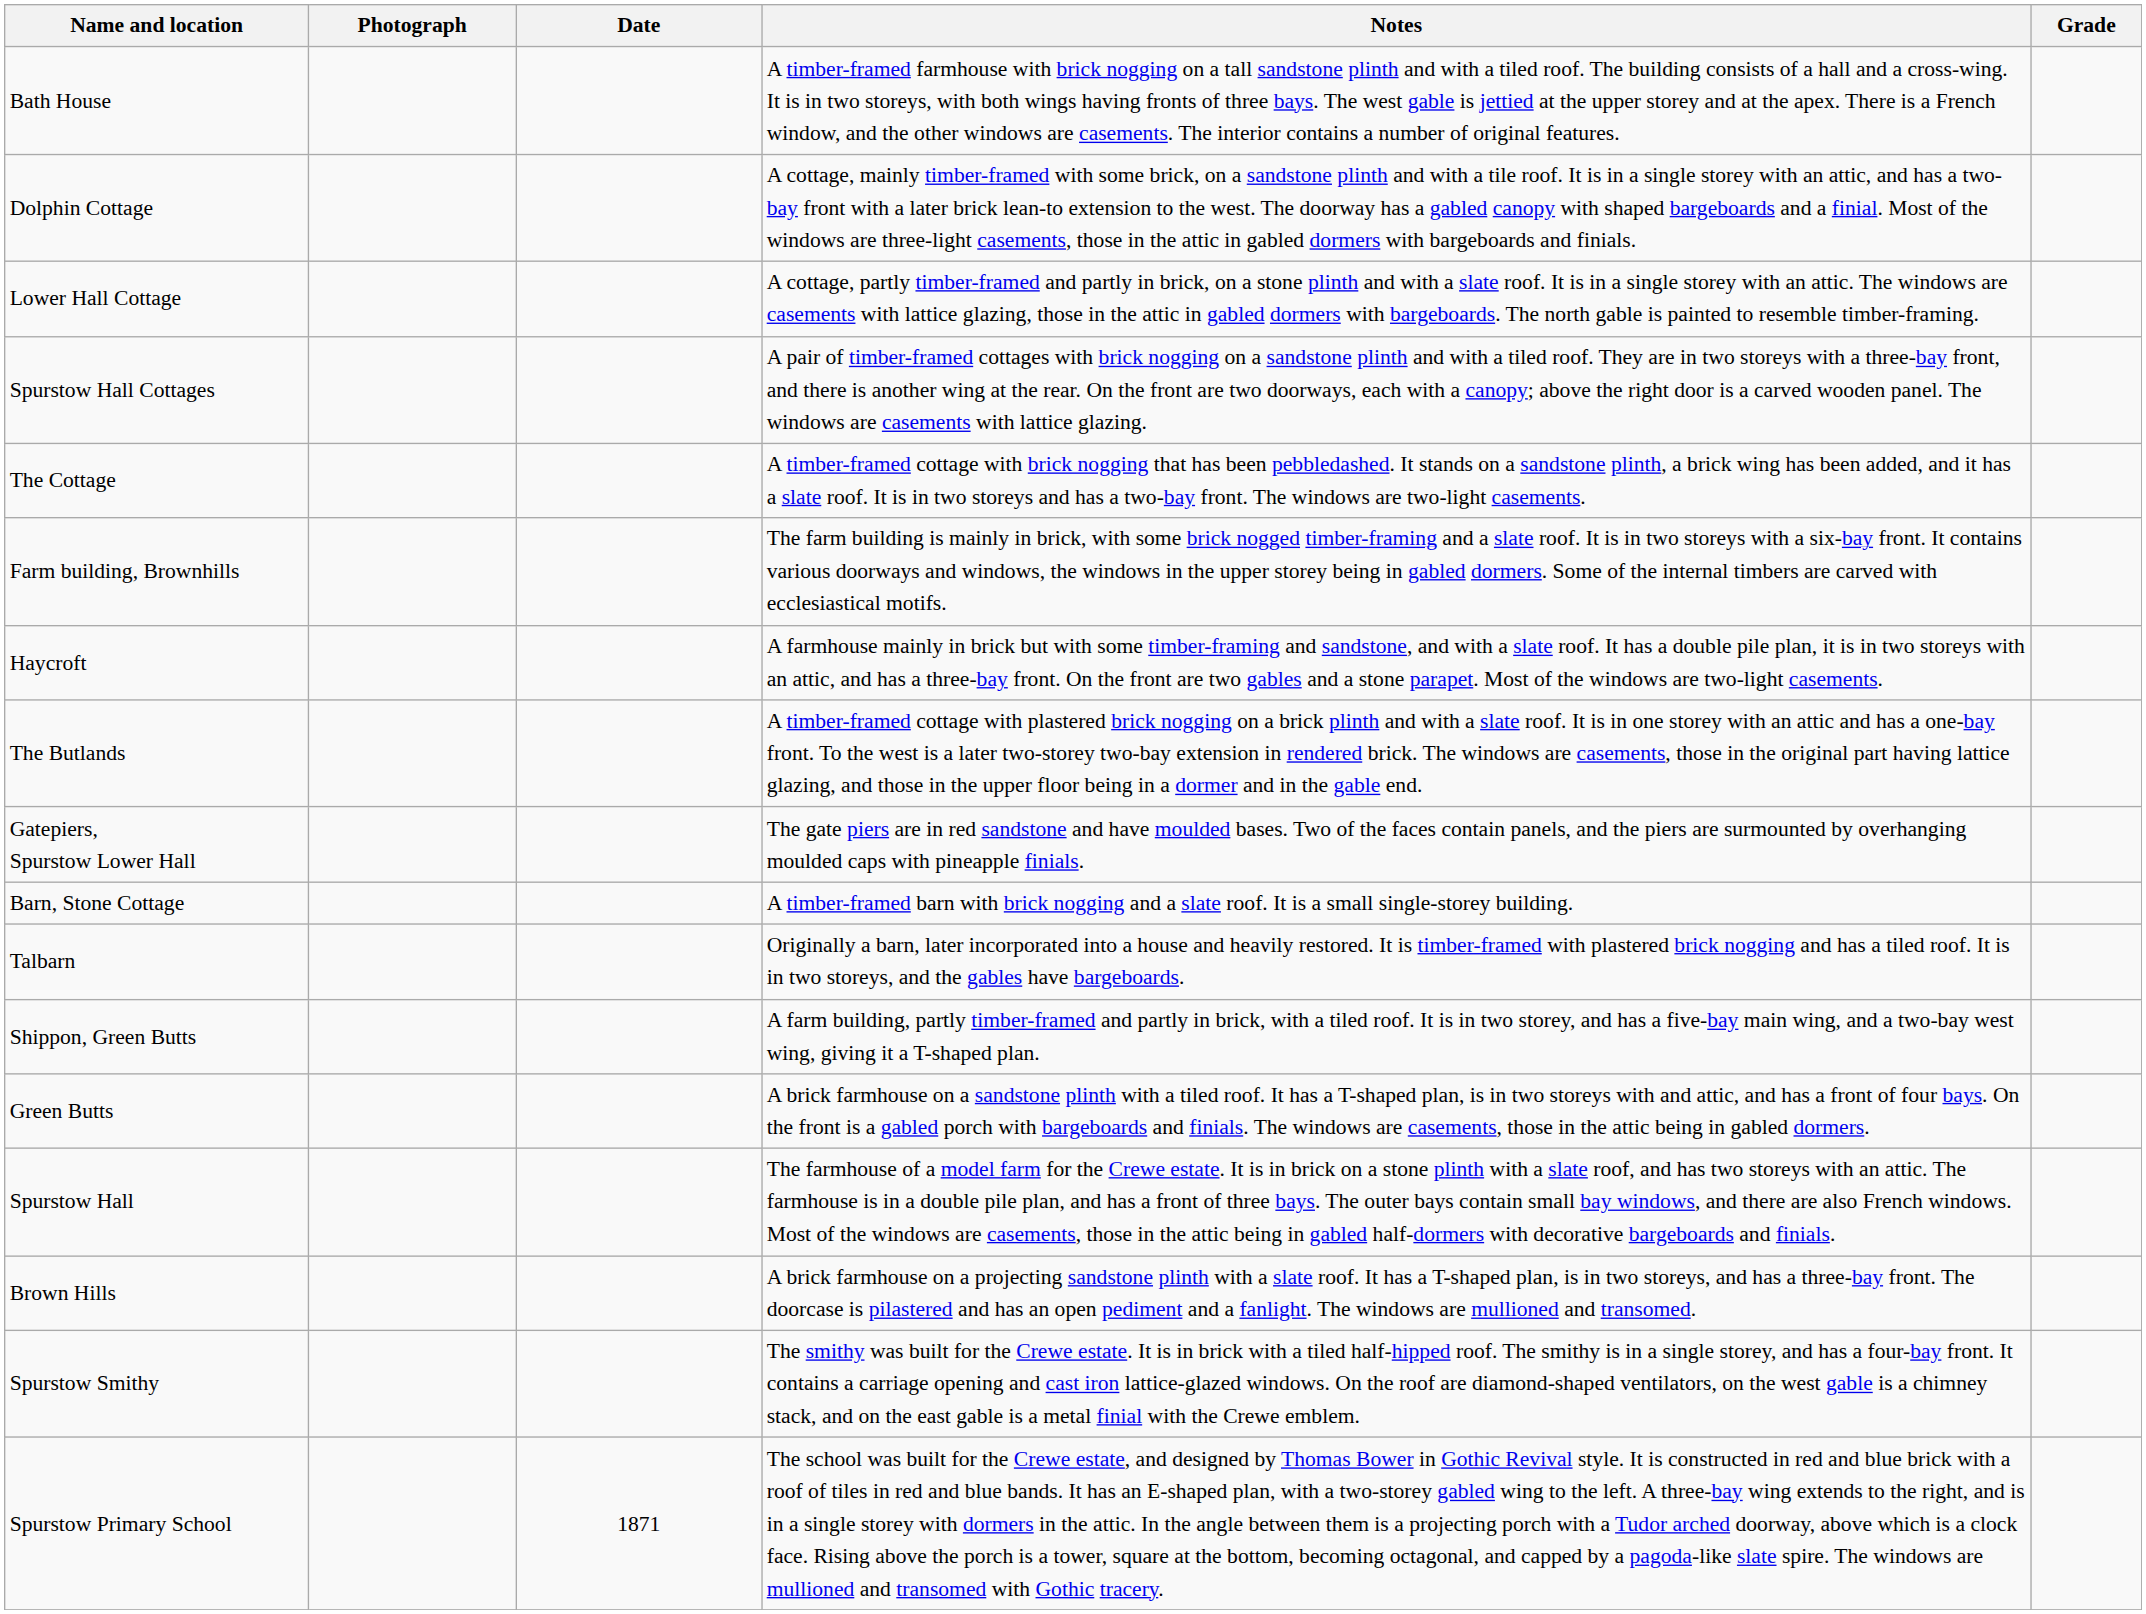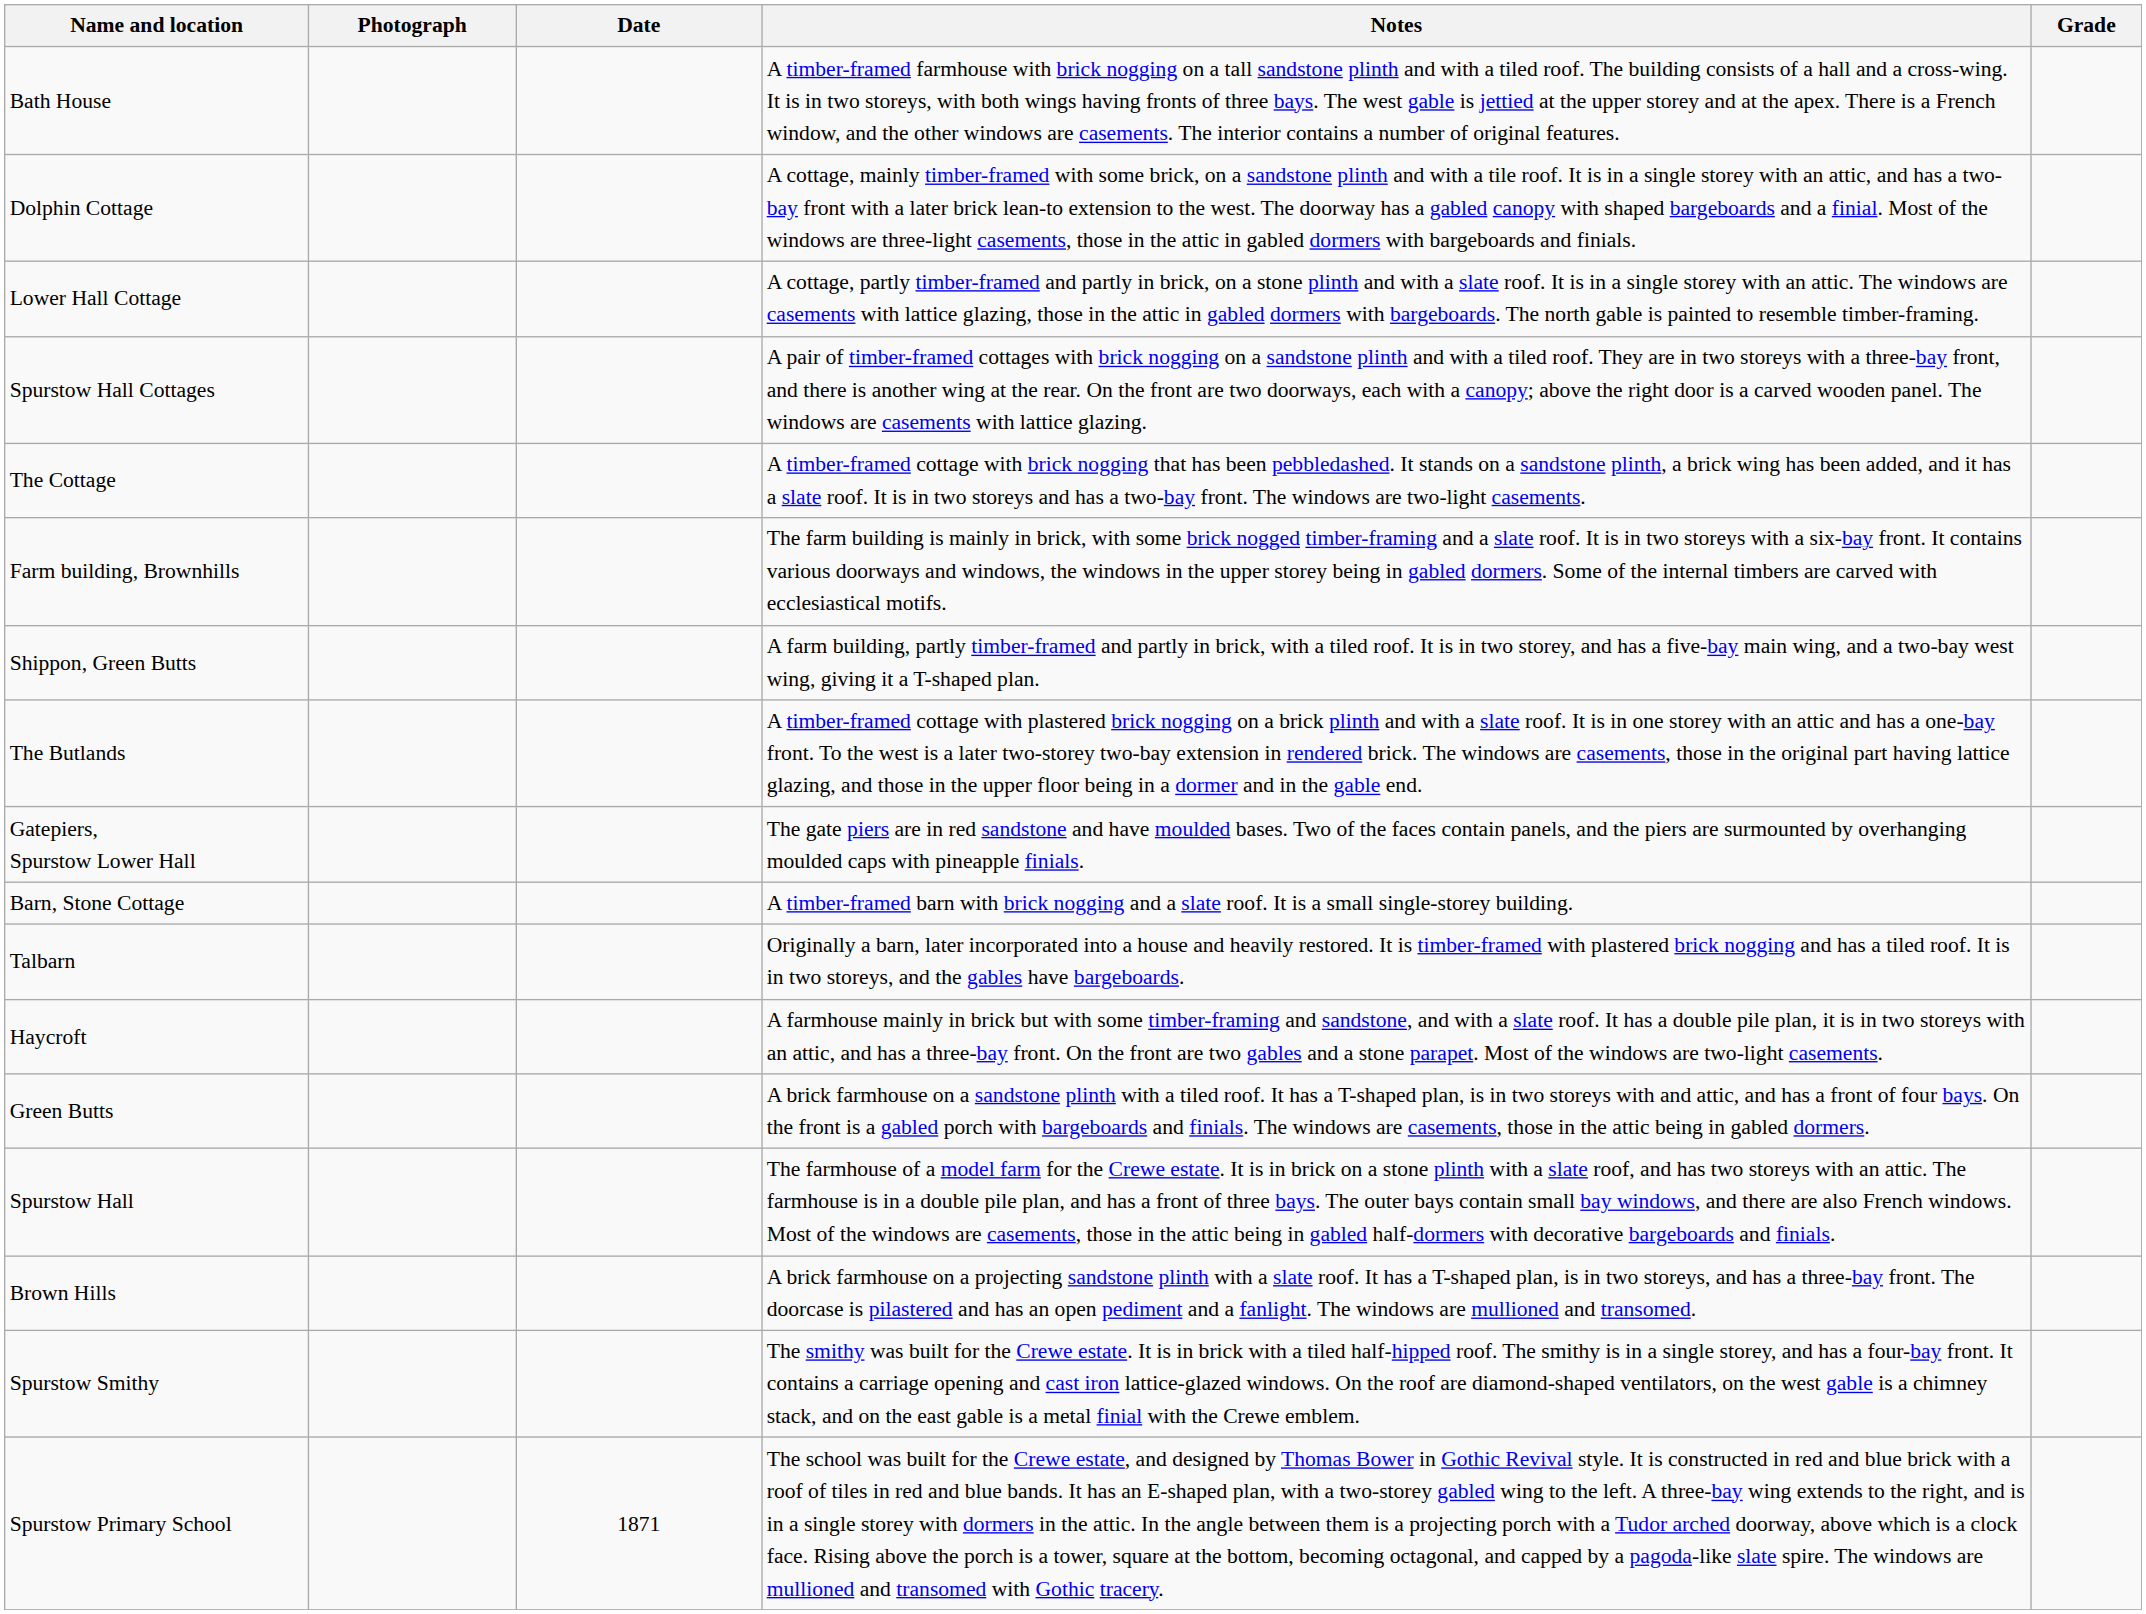rows swapped: (48, 662) <-> (103, 1036)
